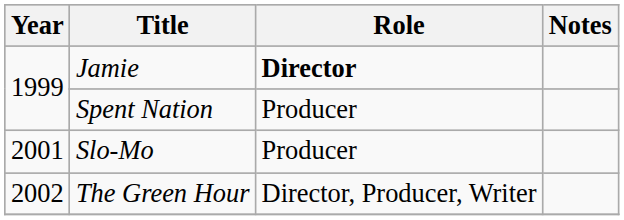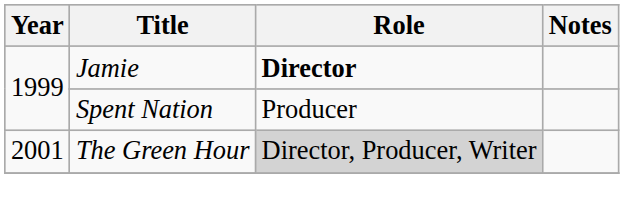- row: (115, 151)
(37, 192) 2002 -> (37, 151) 2001
(399, 192) no background -> (399, 151) lightgrey background
